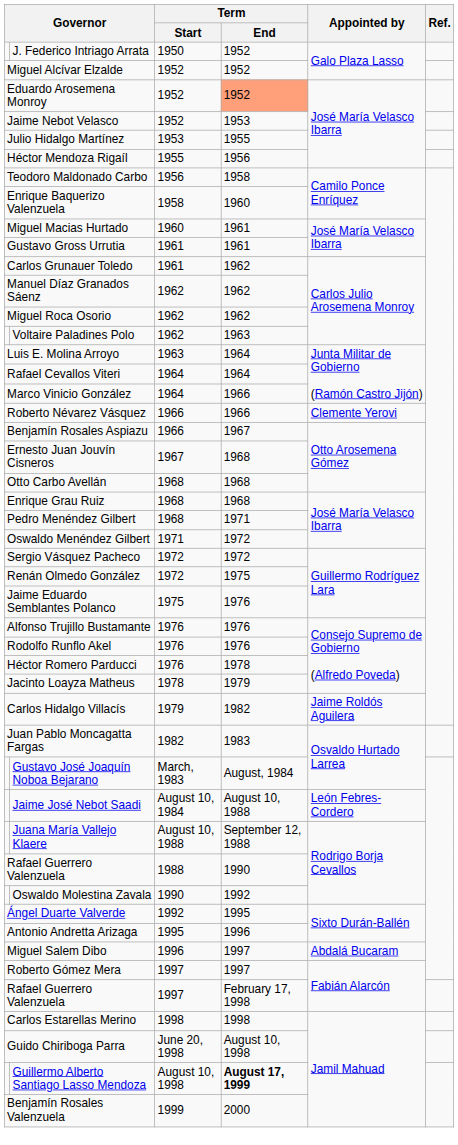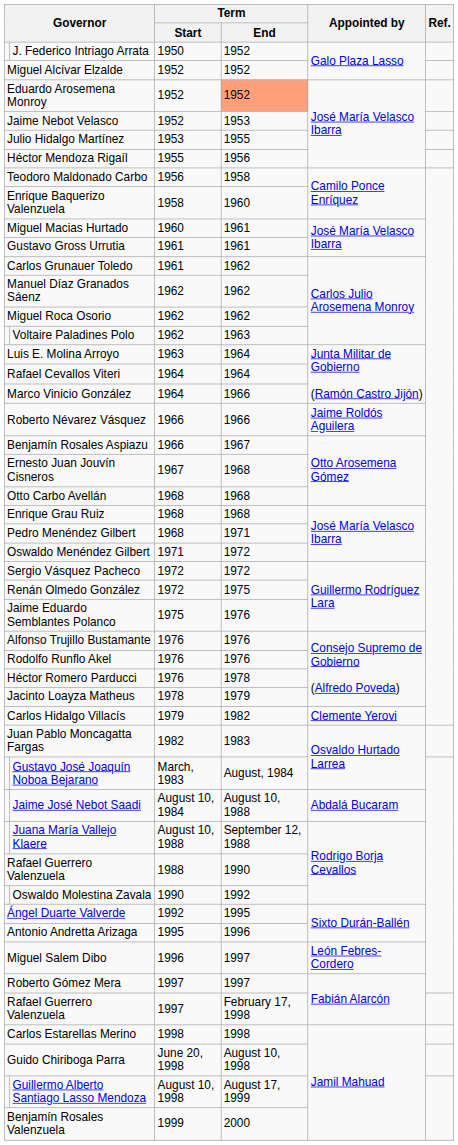(354, 413) Clemente Yerovi -> (347, 419) Jaime Roldós Aguilera
(347, 709) Jaime Roldós Aguilera -> (354, 715) Clemente Yerovi
(346, 805) León Febres-Cordero -> (355, 805) Abdalá Bucaram
(355, 951) Abdalá Bucaram -> (346, 958) León Febres-Cordero
(254, 1078) bold -> (252, 1091) normal
